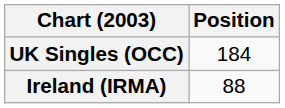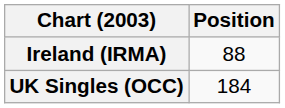rows swapped: (97, 86) <-> (97, 53)
